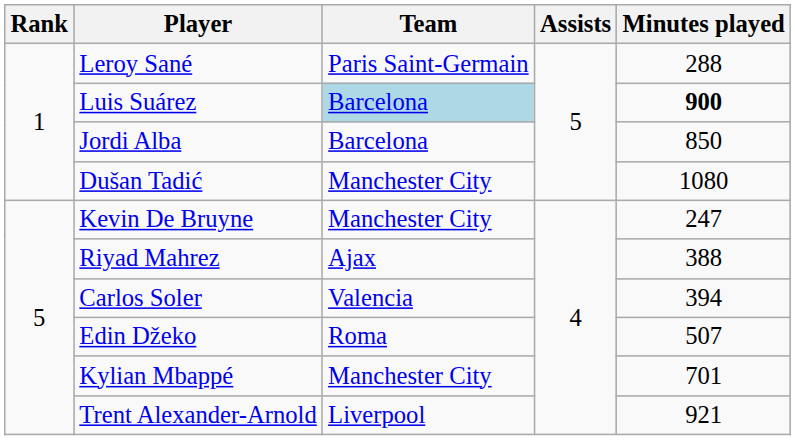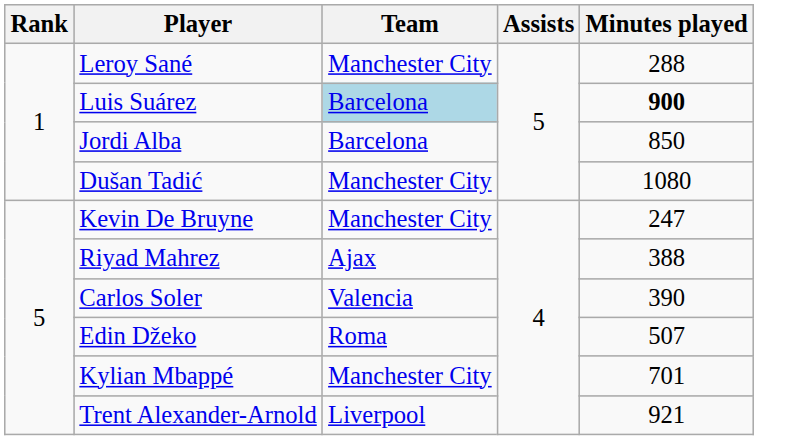(428, 63) Paris Saint-Germain -> (410, 63) Manchester City
(704, 297) 394 -> (667, 297) 390
